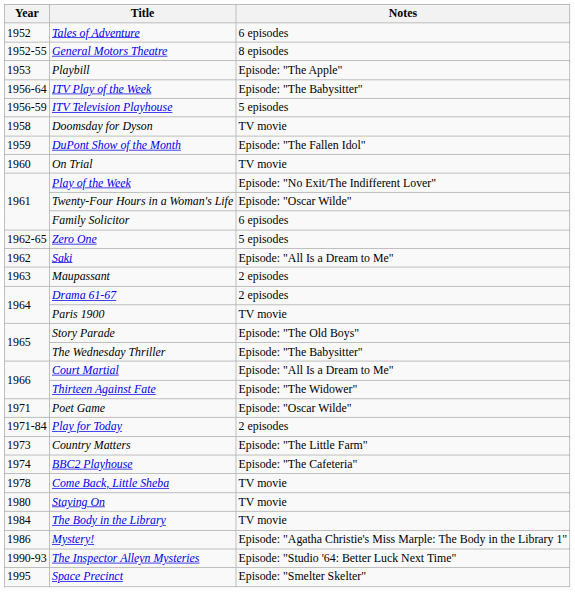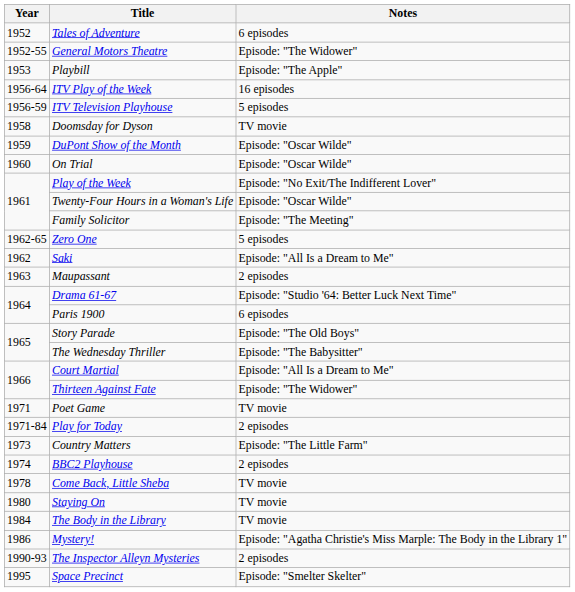(263, 51) 8 episodes -> (298, 51) Episode: "The Widower"
(301, 88) Episode: "The Babysitter" -> (266, 88) 16 episodes
(302, 145) Episode: "The Fallen Idol" -> (295, 145) Episode: "Oscar Wilde"
(263, 164) TV movie -> (295, 164) Episode: "Oscar Wilde"
(263, 220) 6 episodes -> (296, 220) Episode: "The Meeting"
(263, 295) 2 episodes -> (347, 295) Episode: "Studio '64: Better Luck Next Time"
(263, 314) TV movie -> (263, 314) 6 episodes
(295, 408) Episode: "Oscar Wilde" -> (263, 408) TV movie
(298, 464) Episode: "The Cafeteria" -> (263, 464) 2 episodes
(347, 558) Episode: "Studio '64: Better Luck Next Time" -> (263, 558) 2 episodes
